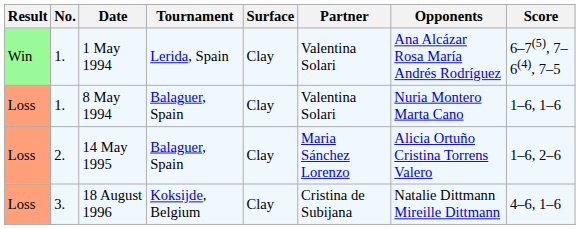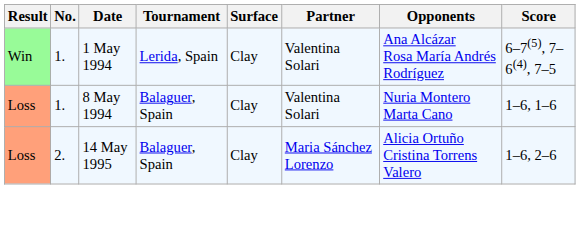- row: (112, 203)
